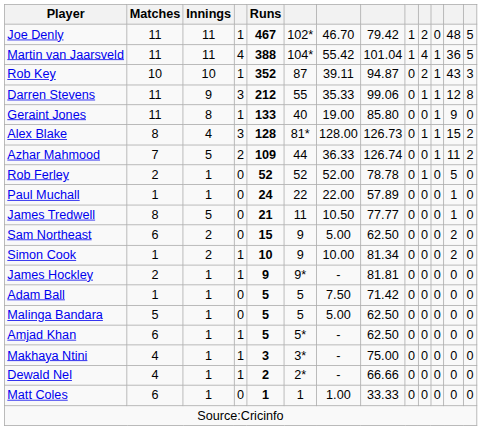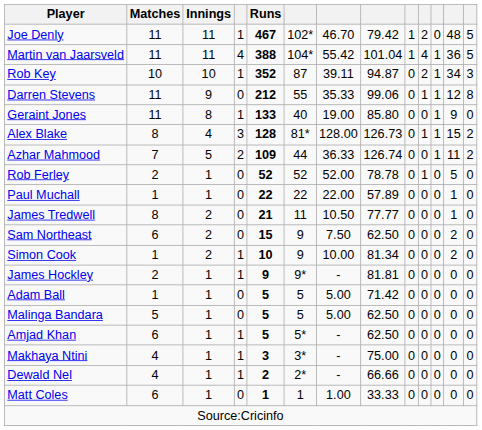(454, 74) 43 -> (454, 74) 34
(240, 94) 3 -> (240, 94) 0
(266, 194) 24 -> (266, 194) 22
(209, 214) 5 -> (209, 214) 2
(338, 235) 5.00 -> (338, 235) 7.50
(338, 295) 7.50 -> (338, 295) 5.00
